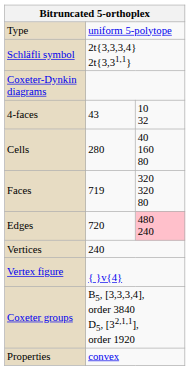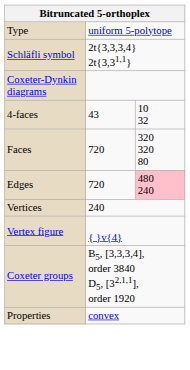- row: (18, 149)
(96, 190) 719 -> (96, 149) 720
